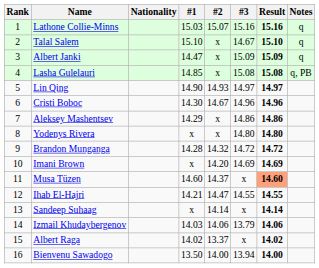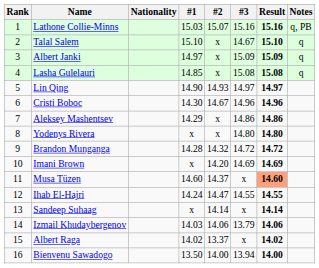(301, 27) q -> (301, 27) q, PB
(192, 57) 14.47 -> (192, 57) 14.97
(301, 73) q, PB -> (301, 73) q
(192, 194) 14.21 -> (192, 194) 14.24
